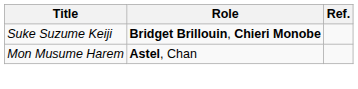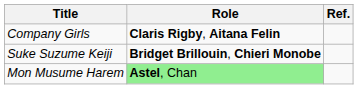+ row: (49, 34)
(163, 53) no background -> (163, 73) lightgreen background
